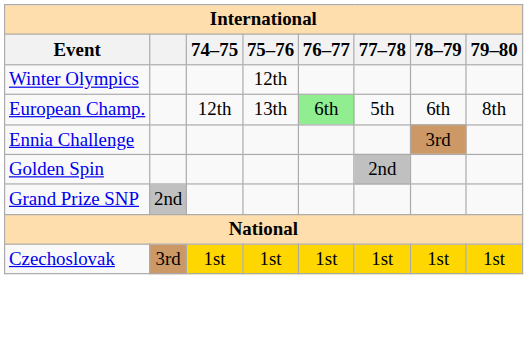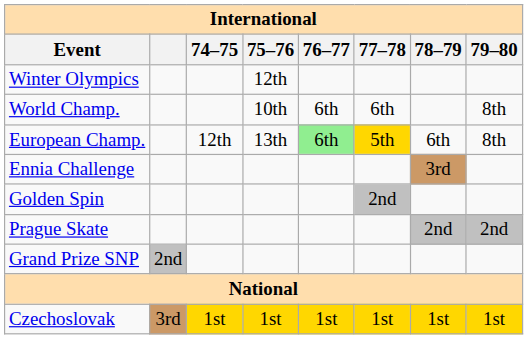+ row: (64, 109)
(382, 109) no background -> (382, 139) gold background
+ row: (58, 229)
